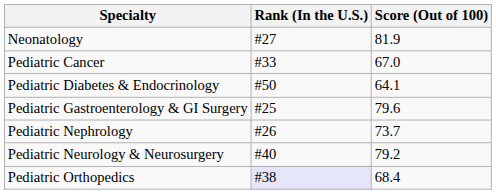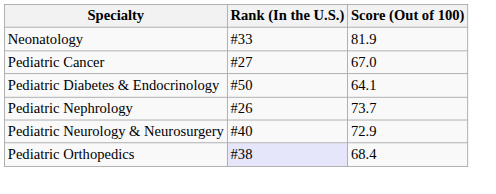(265, 39) #27 -> (241, 39) #33
(265, 62) #33 -> (241, 62) #27
- row: (128, 108)
(388, 154) 79.2 -> (364, 131) 72.9
